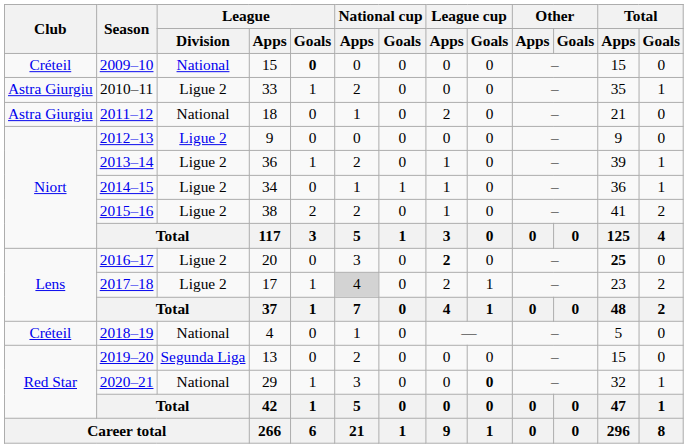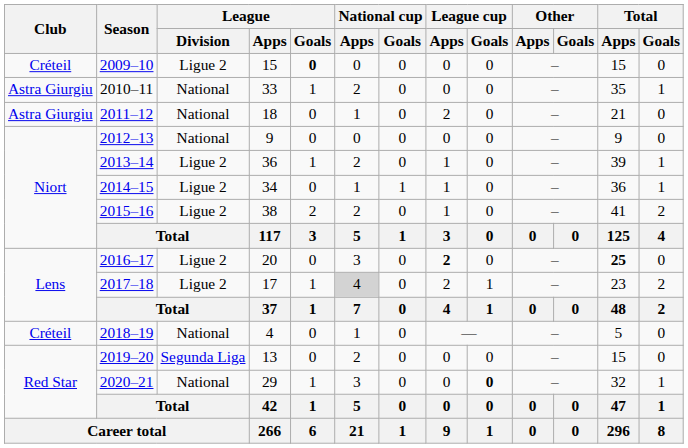(203, 65) National -> (203, 65) Ligue 2
(203, 89) Ligue 2 -> (203, 89) National
(203, 138) Ligue 2 -> (203, 138) National
